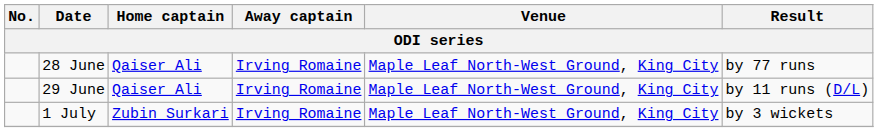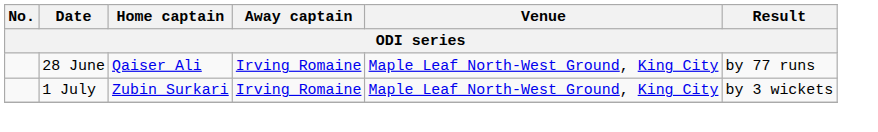- row: (74, 90)
